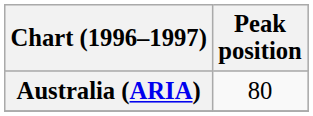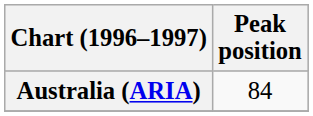(260, 90) 80 -> (260, 90) 84
